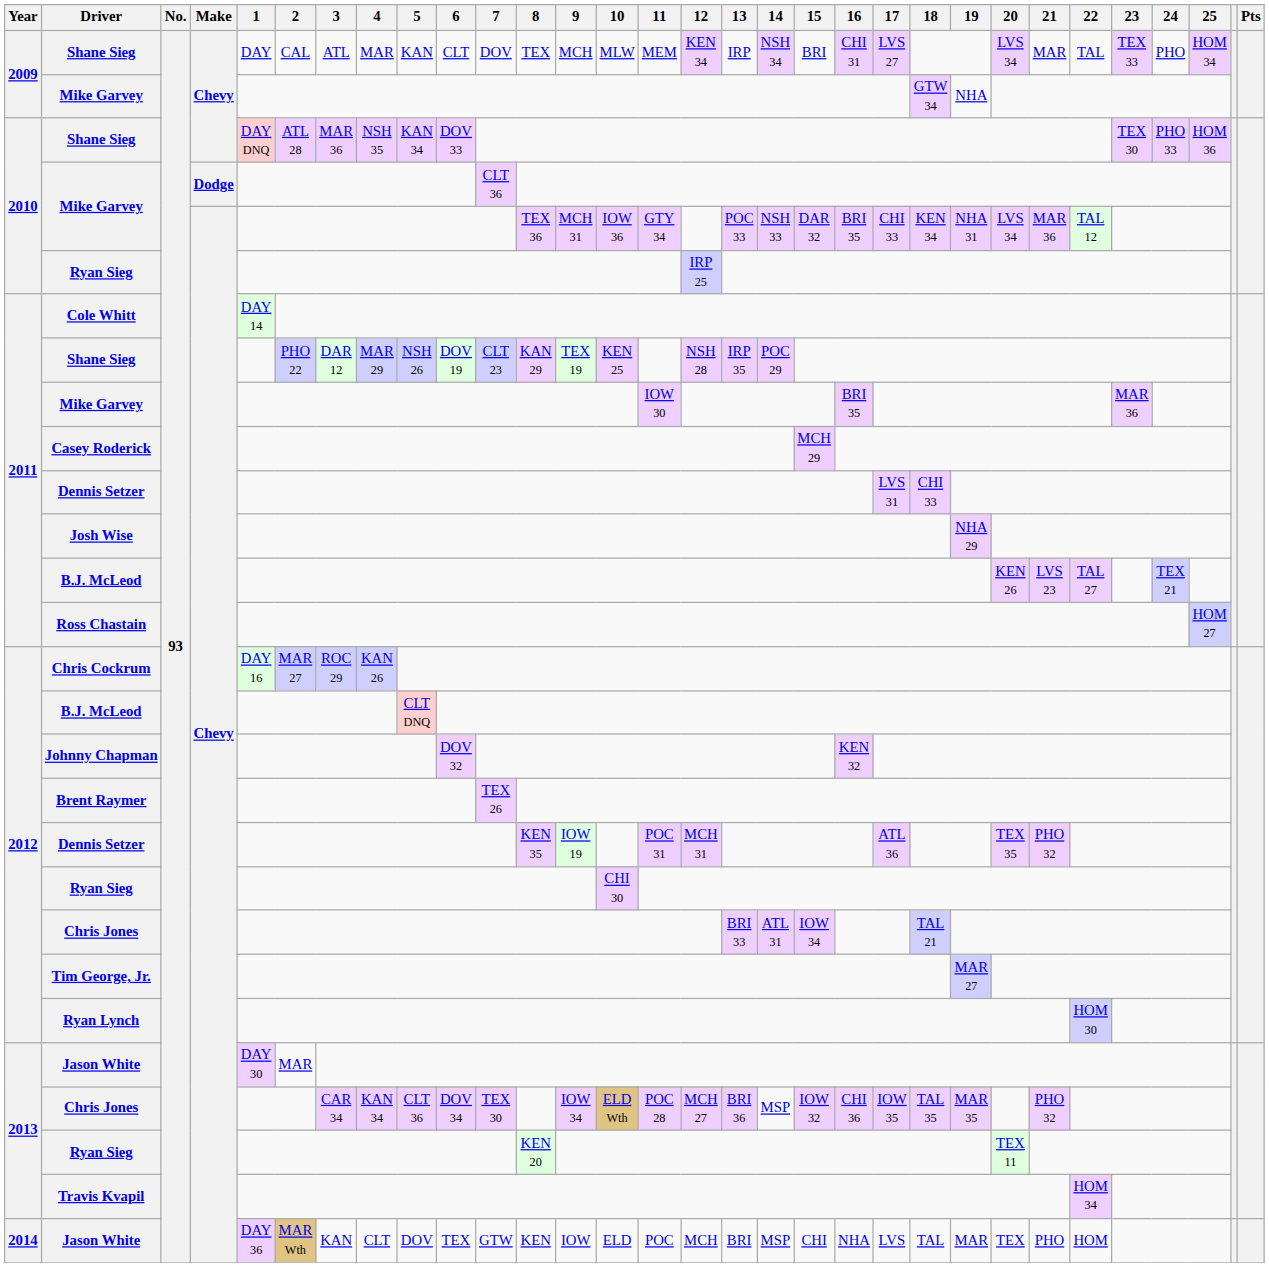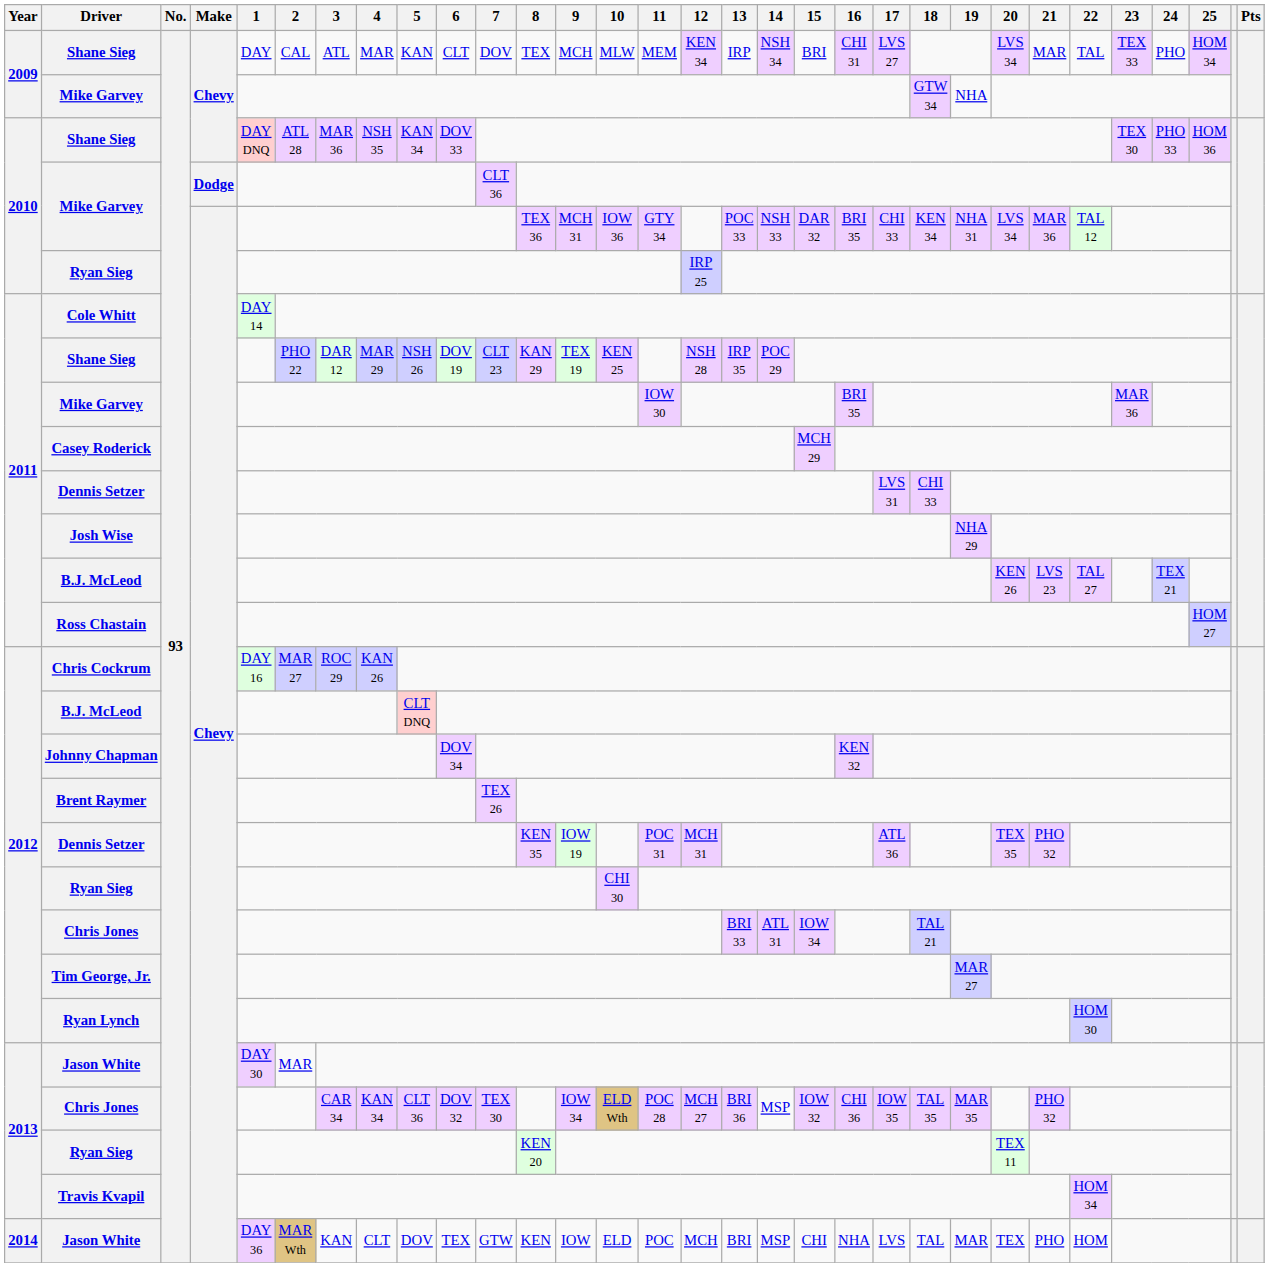(456, 755) DOV 32 -> (456, 755) DOV 34
(456, 1107) DOV 34 -> (456, 1107) DOV 32
